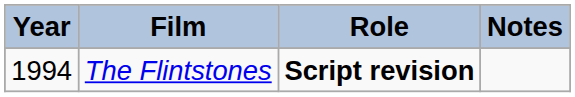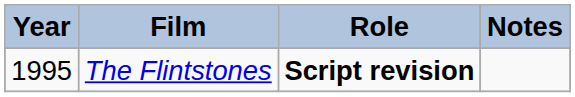(42, 70) 1994 -> (42, 70) 1995
